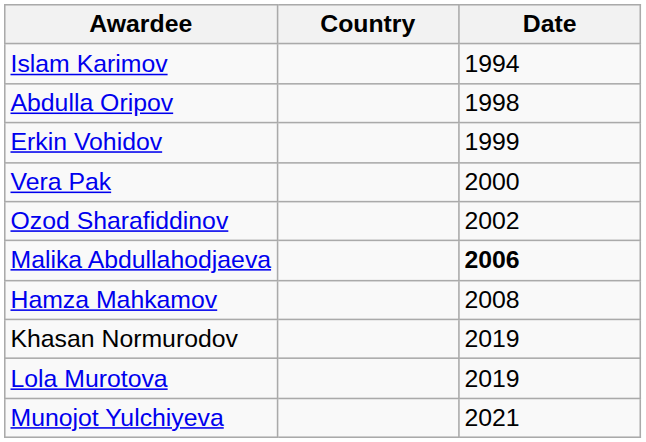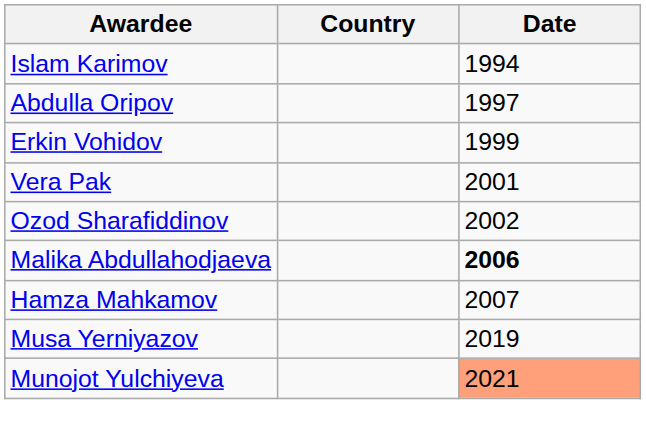(492, 102) 1998 -> (492, 102) 1997
(492, 181) 2000 -> (492, 181) 2001
(492, 299) 2008 -> (492, 299) 2007
- row: (124, 338)
+ row: (104, 338)
- row: (89, 378)
(492, 417) no background -> (492, 378) lightsalmon background
